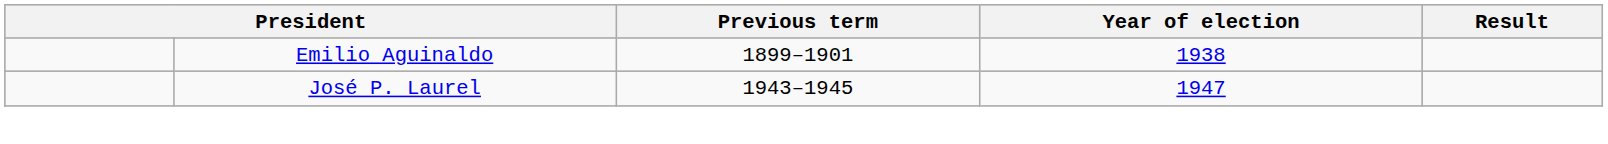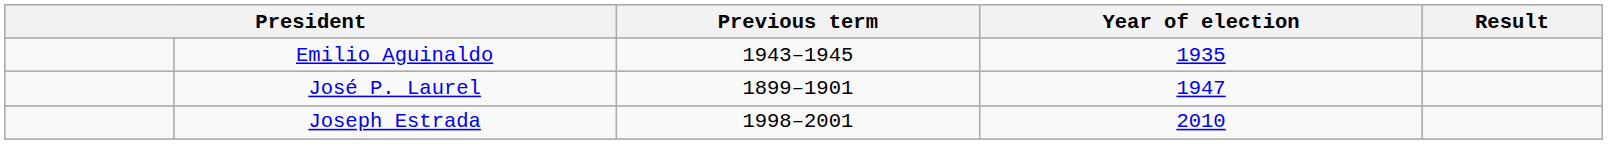(798, 55) 1899–1901 -> (798, 55) 1943–1945
(1201, 55) 1938 -> (1201, 55) 1935
(798, 88) 1943–1945 -> (798, 88) 1899–1901
+ row: (395, 122)
